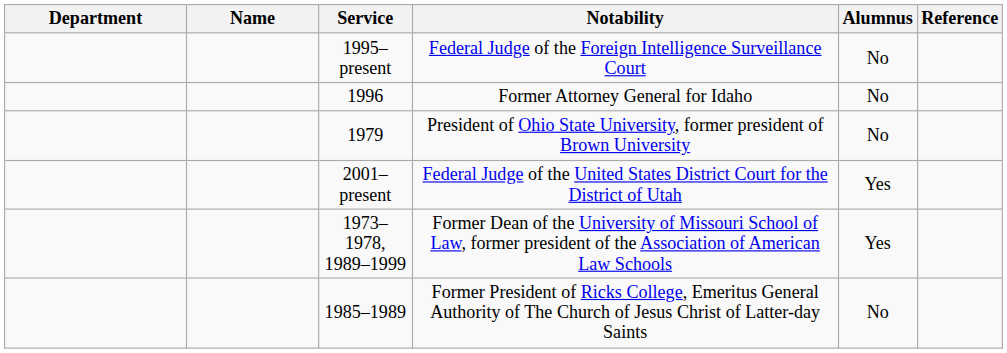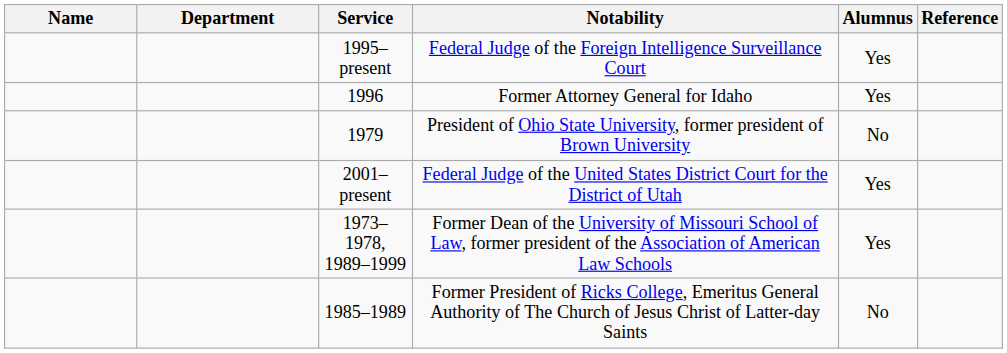columns swapped: (252, 18) <-> (95, 18)
(878, 57) No -> (878, 57) Yes
(878, 96) No -> (878, 96) Yes
